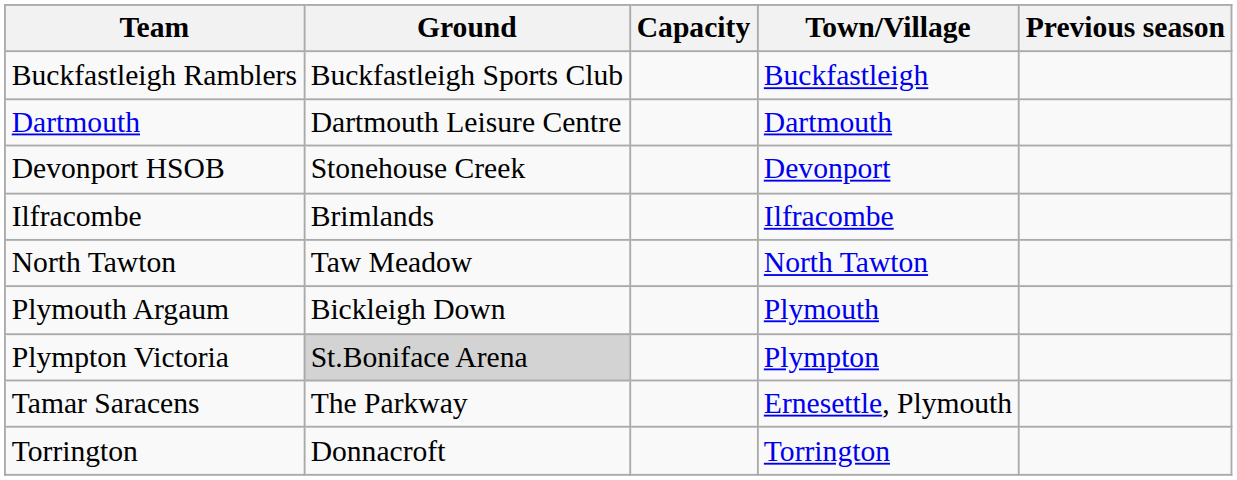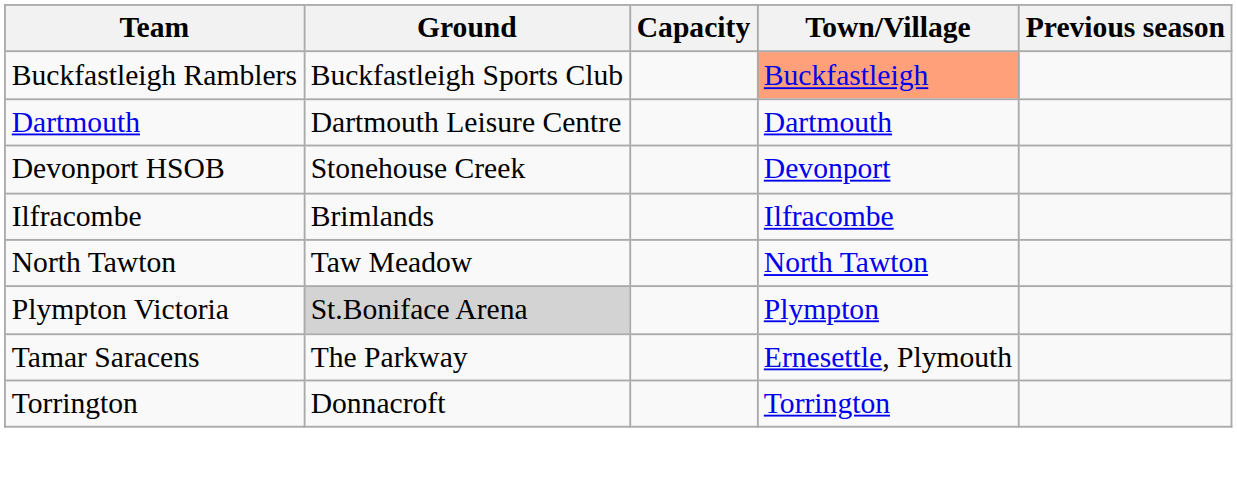(846, 74) no background -> (846, 74) lightsalmon background
- row: (120, 309)
